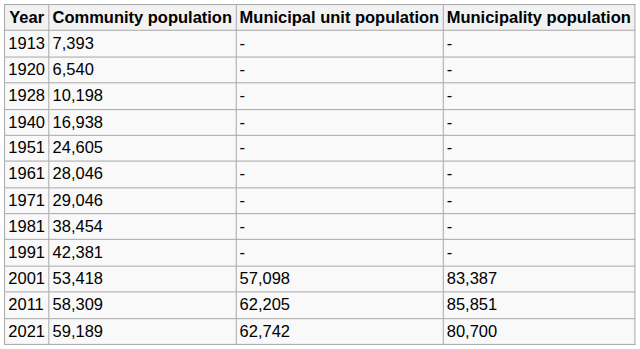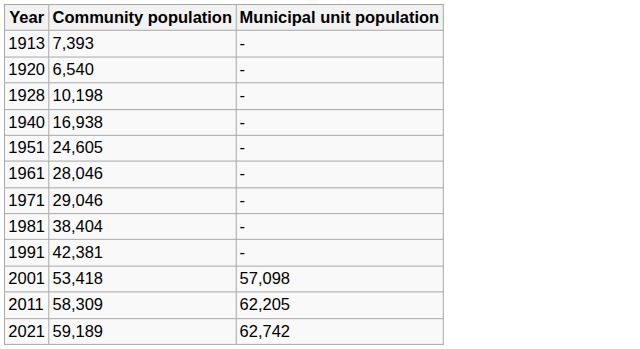- column: (539, 17)
(78, 226) 38,454 -> (78, 226) 38,404
